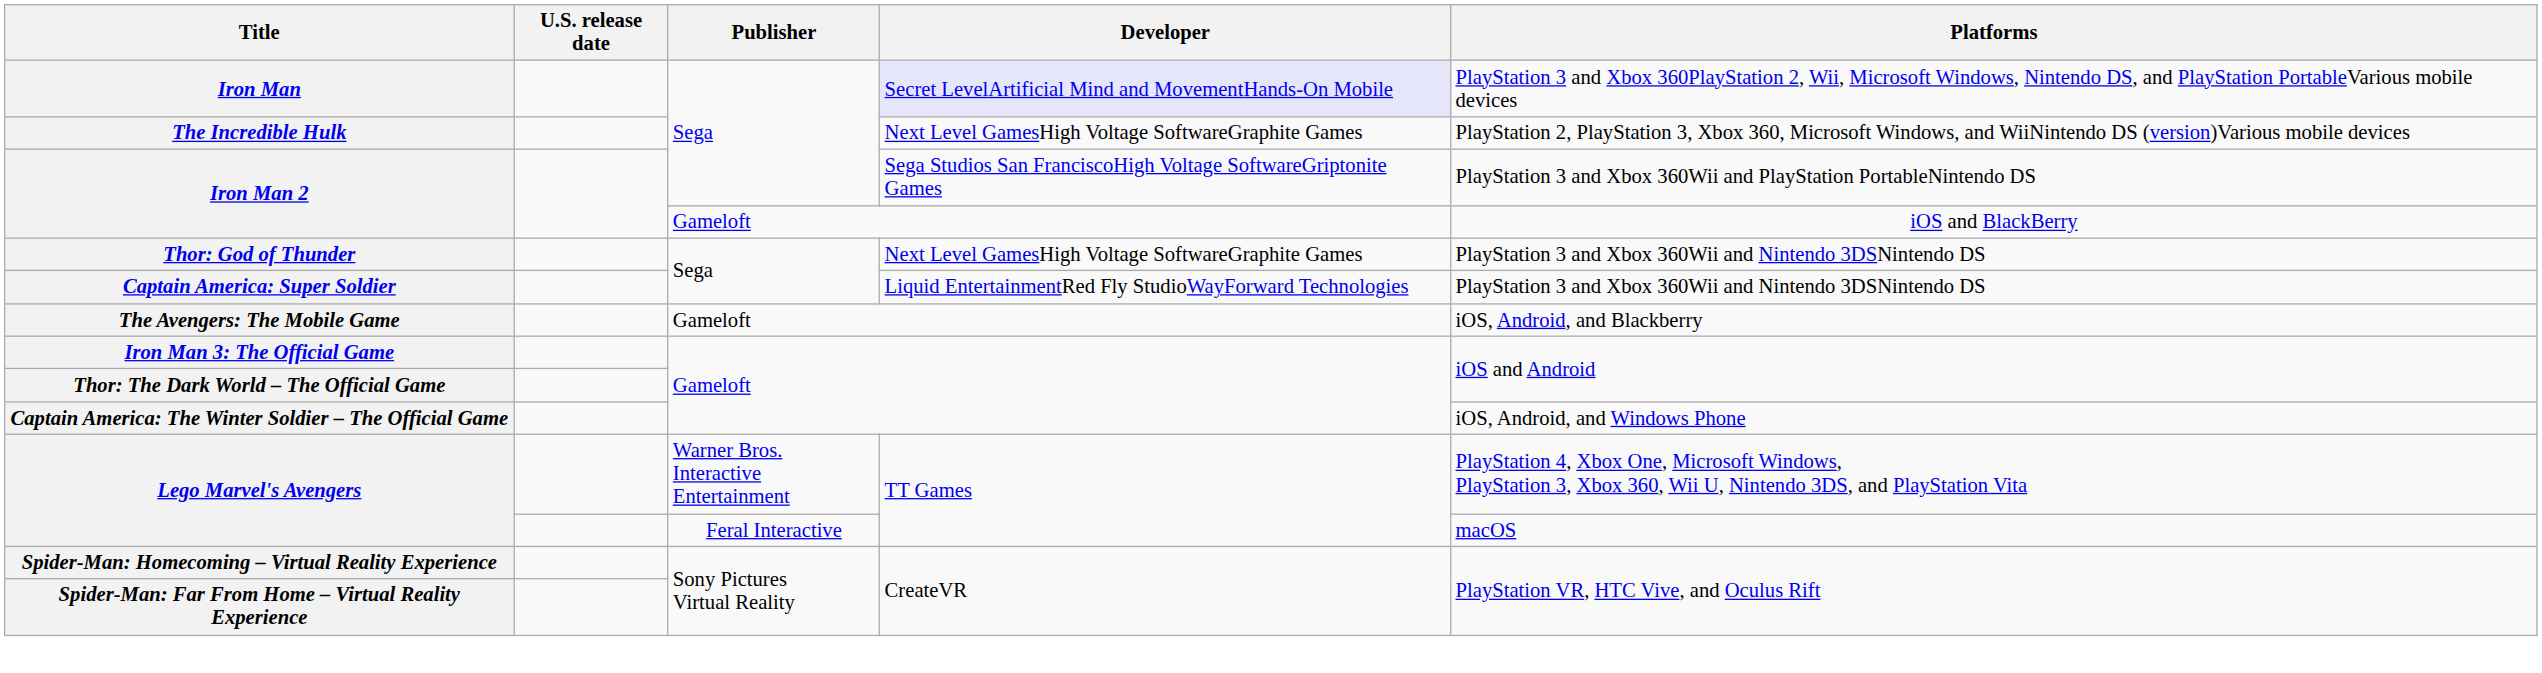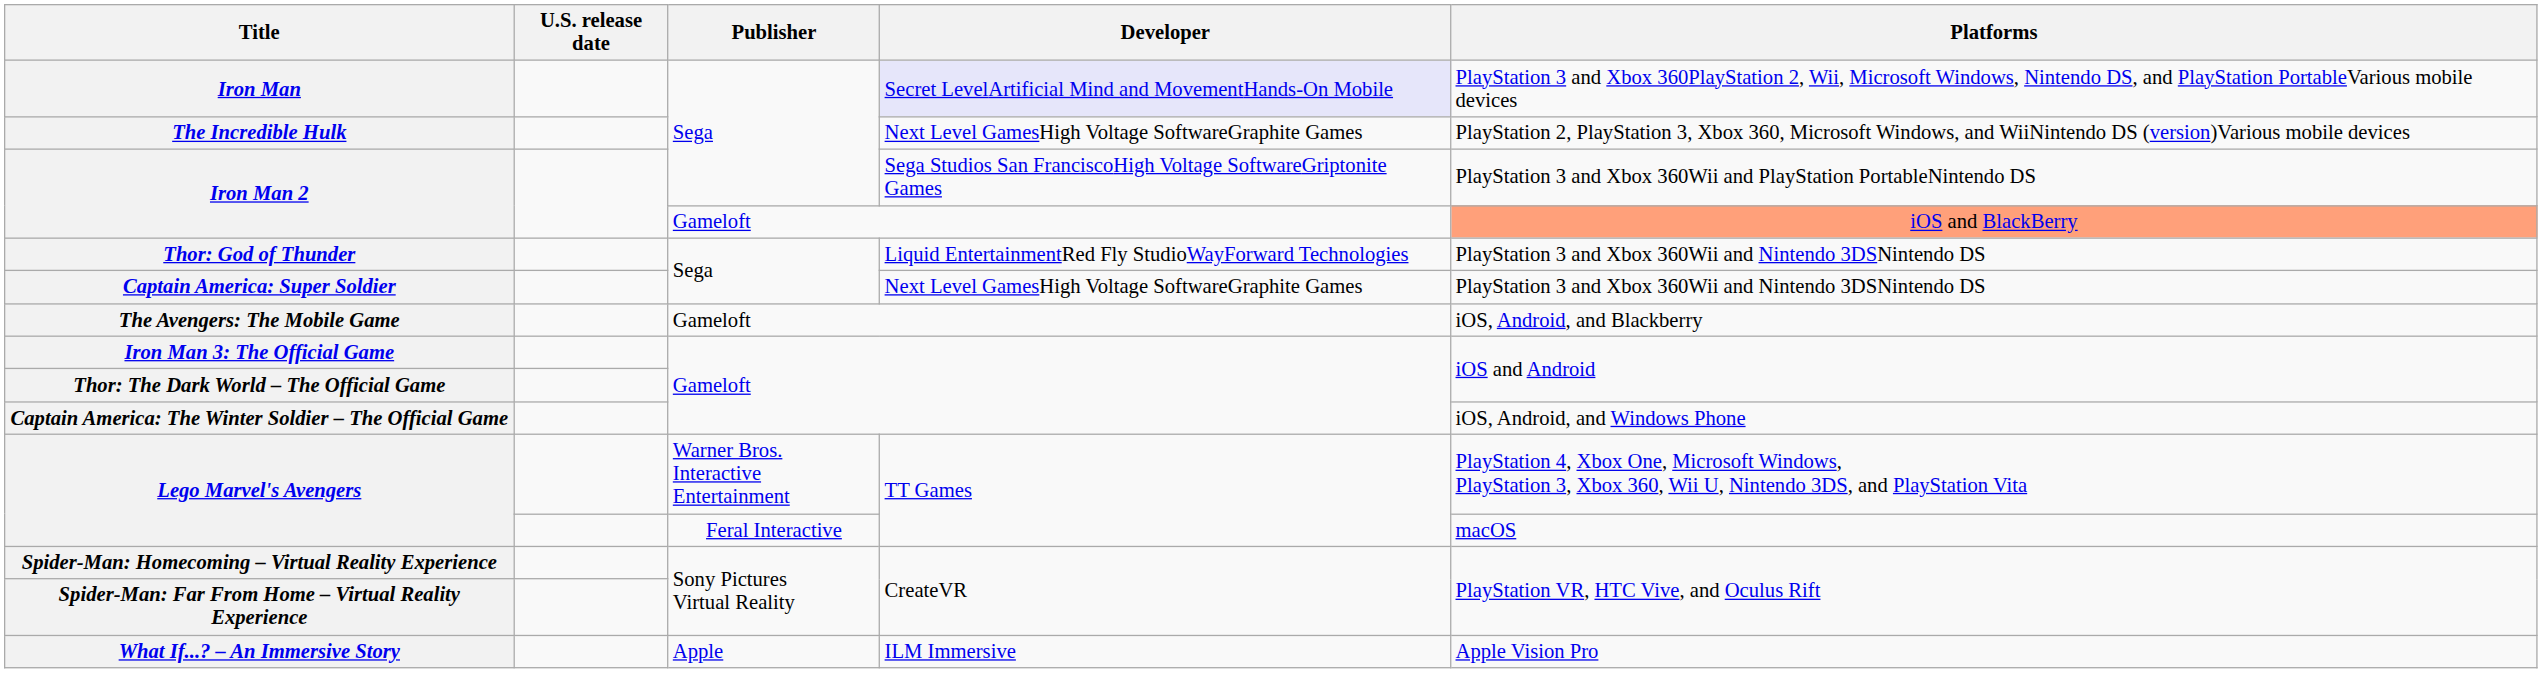(1994, 221) no background -> (1994, 221) lightsalmon background
(1124, 254) Next Level GamesHigh Voltage SoftwareGraphite Games -> (1147, 254) Liquid EntertainmentRed Fly StudioWayForward Technologies
(1147, 286) Liquid EntertainmentRed Fly StudioWayForward Technologies -> (1124, 286) Next Level GamesHigh Voltage SoftwareGraphite Games
+ row: (259, 651)
